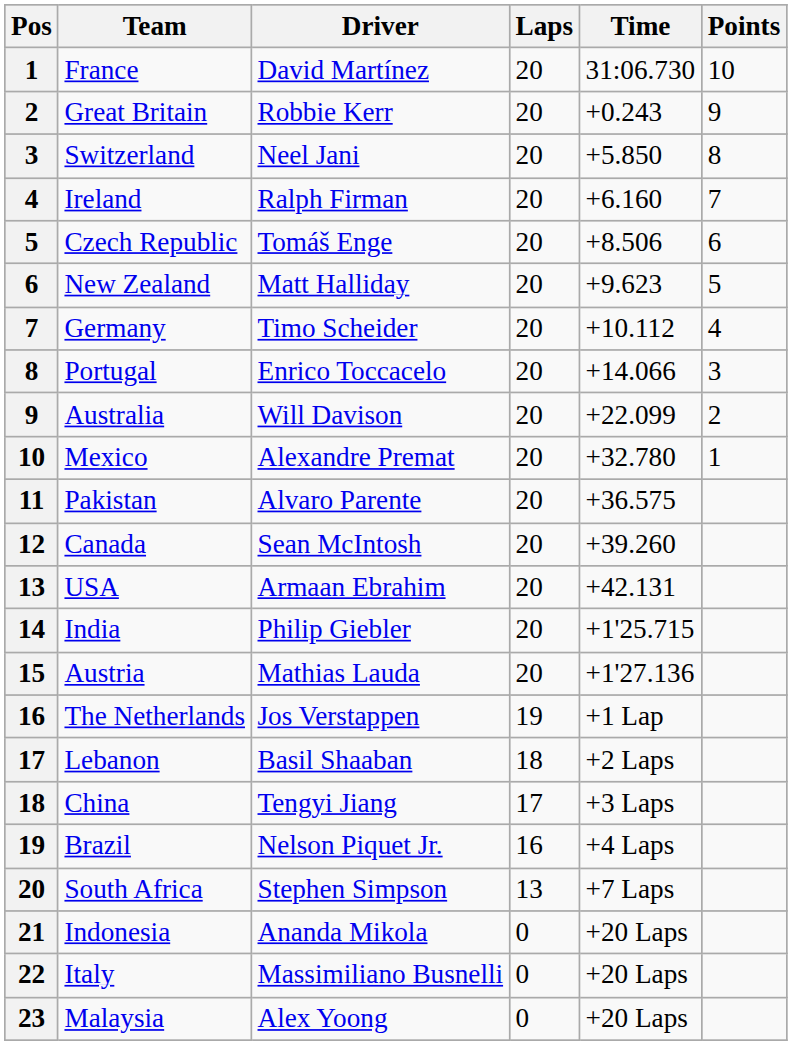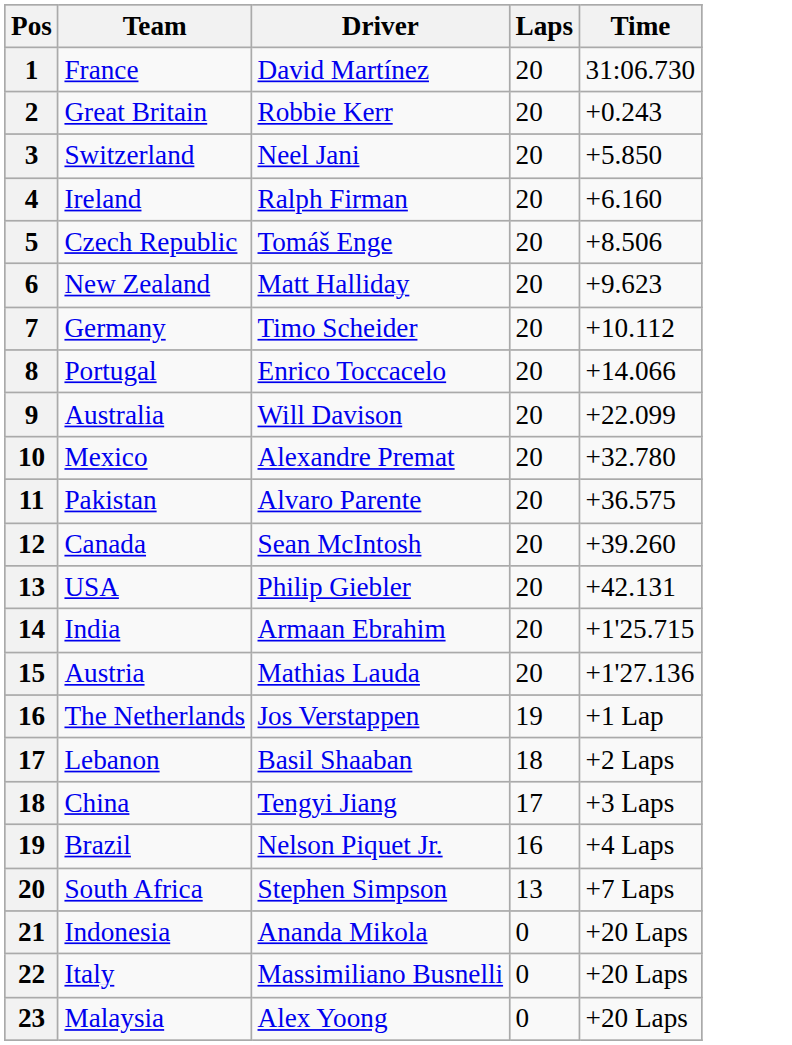- column: (744, 26)
(352, 586) Armaan Ebrahim -> (334, 586) Philip Giebler
(334, 629) Philip Giebler -> (352, 629) Armaan Ebrahim
